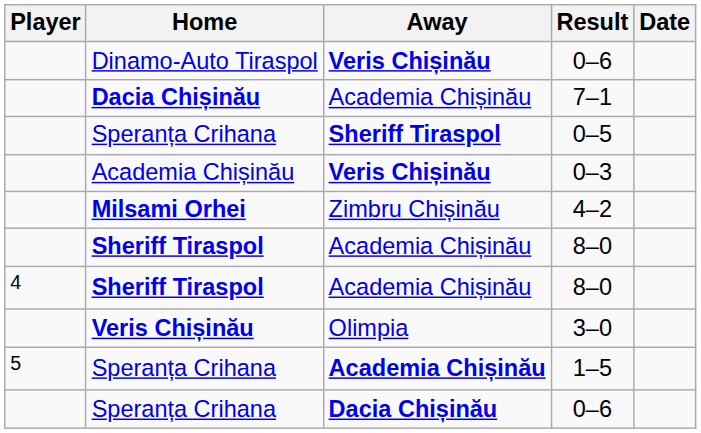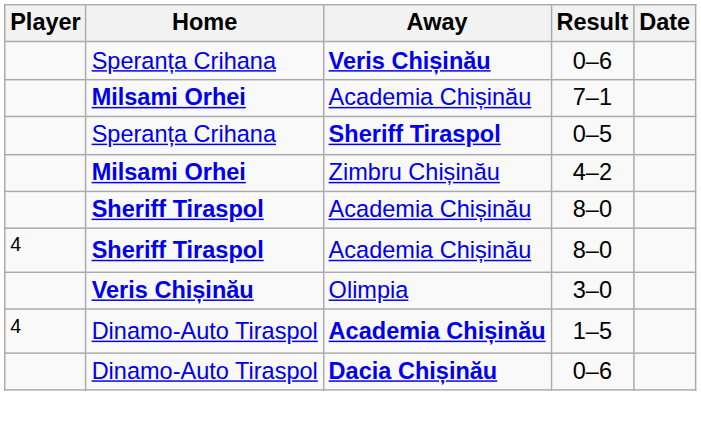(205, 60) Dinamo-Auto Tiraspol -> (184, 60) Speranța Crihana
(176, 97) Dacia Chișinău -> (169, 97) Milsami Orhei
- row: (410, 172)
(16, 363) 5 -> (16, 326) 4
(184, 368) Speranța Crihana -> (205, 331) Dinamo-Auto Tiraspol
(184, 408) Speranța Crihana -> (205, 371) Dinamo-Auto Tiraspol
